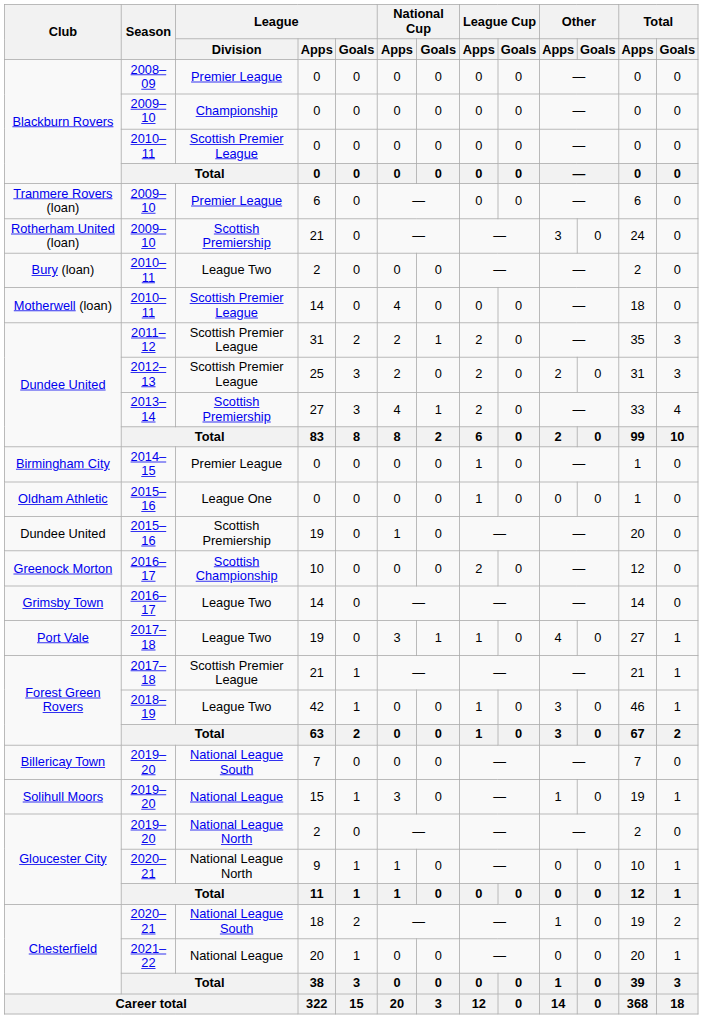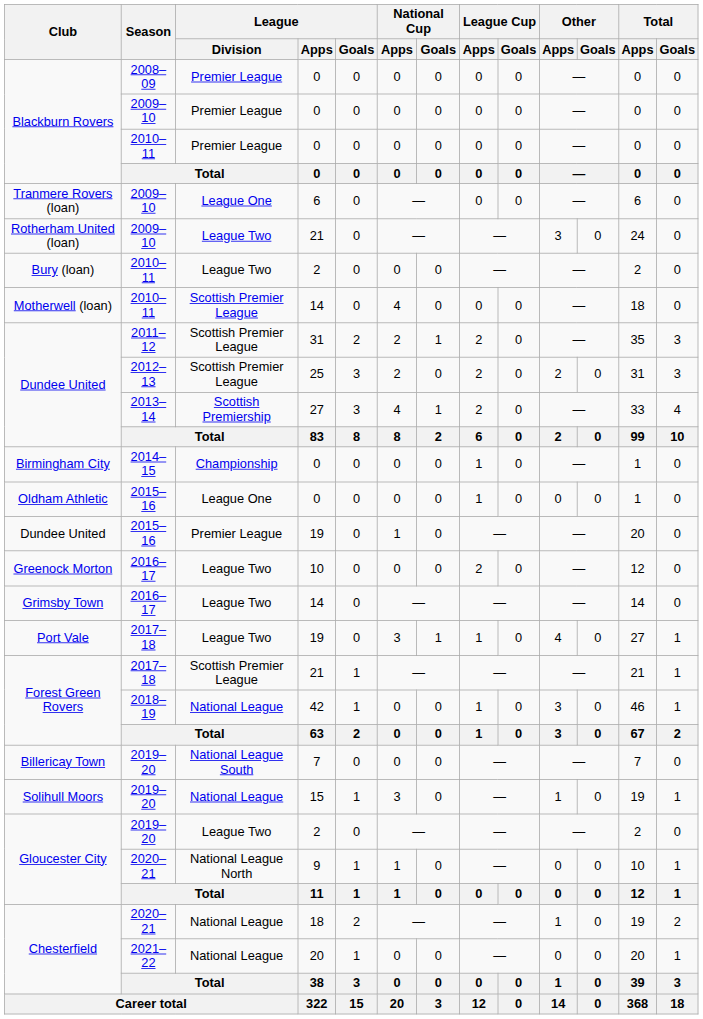(237, 111) Championship -> (237, 111) Premier League
(237, 146) Scottish Premier League -> (237, 146) Premier League
(237, 201) Premier League -> (237, 201) League One
(237, 235) Scottish Premiership -> (237, 235) League Two
(237, 464) Premier League -> (237, 464) Championship
(237, 533) Scottish Premiership -> (237, 533) Premier League
(237, 568) Scottish Championship -> (237, 568) League Two
(237, 707) League Two -> (237, 707) National League
(237, 831) National League North -> (237, 831) League Two
(237, 921) National League South -> (237, 921) National League
